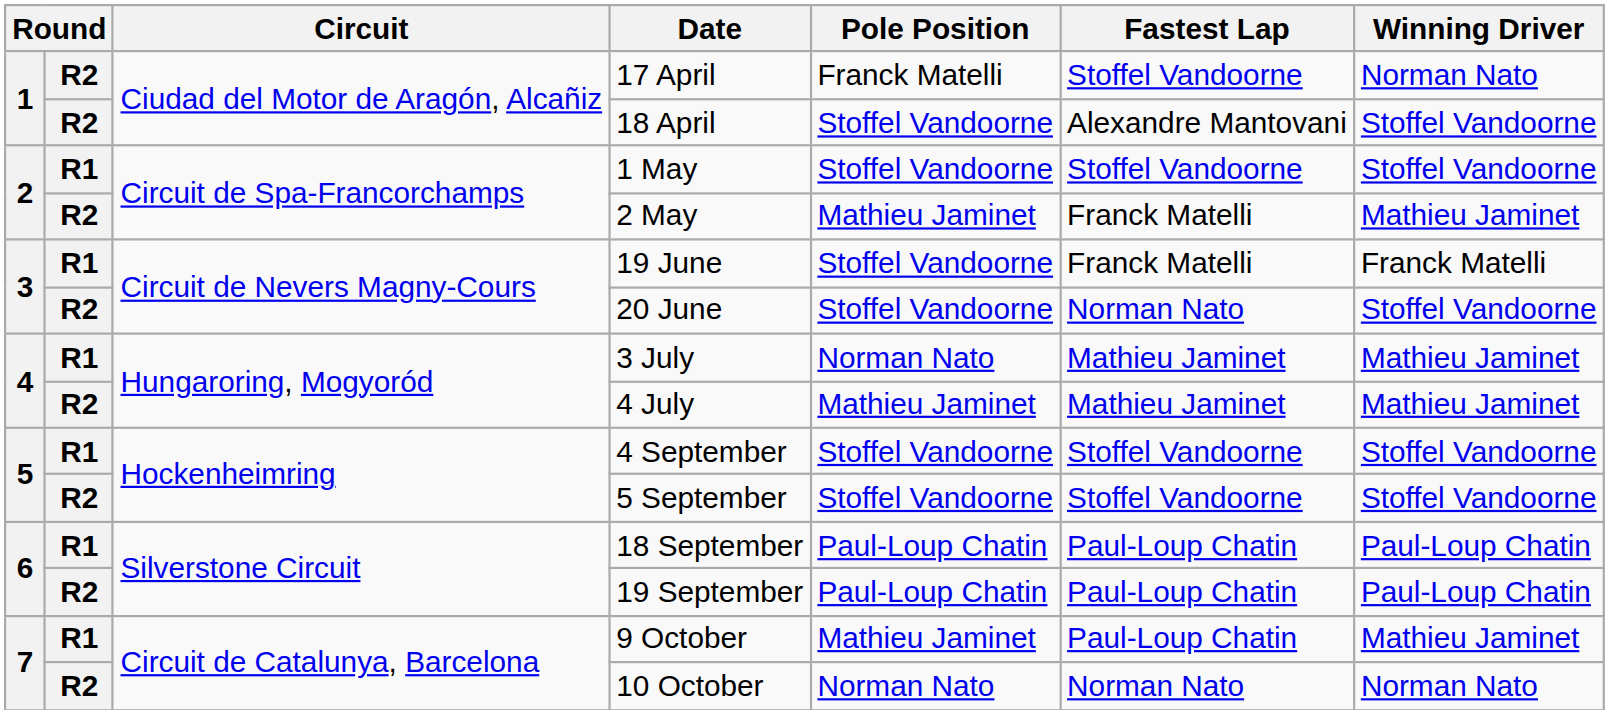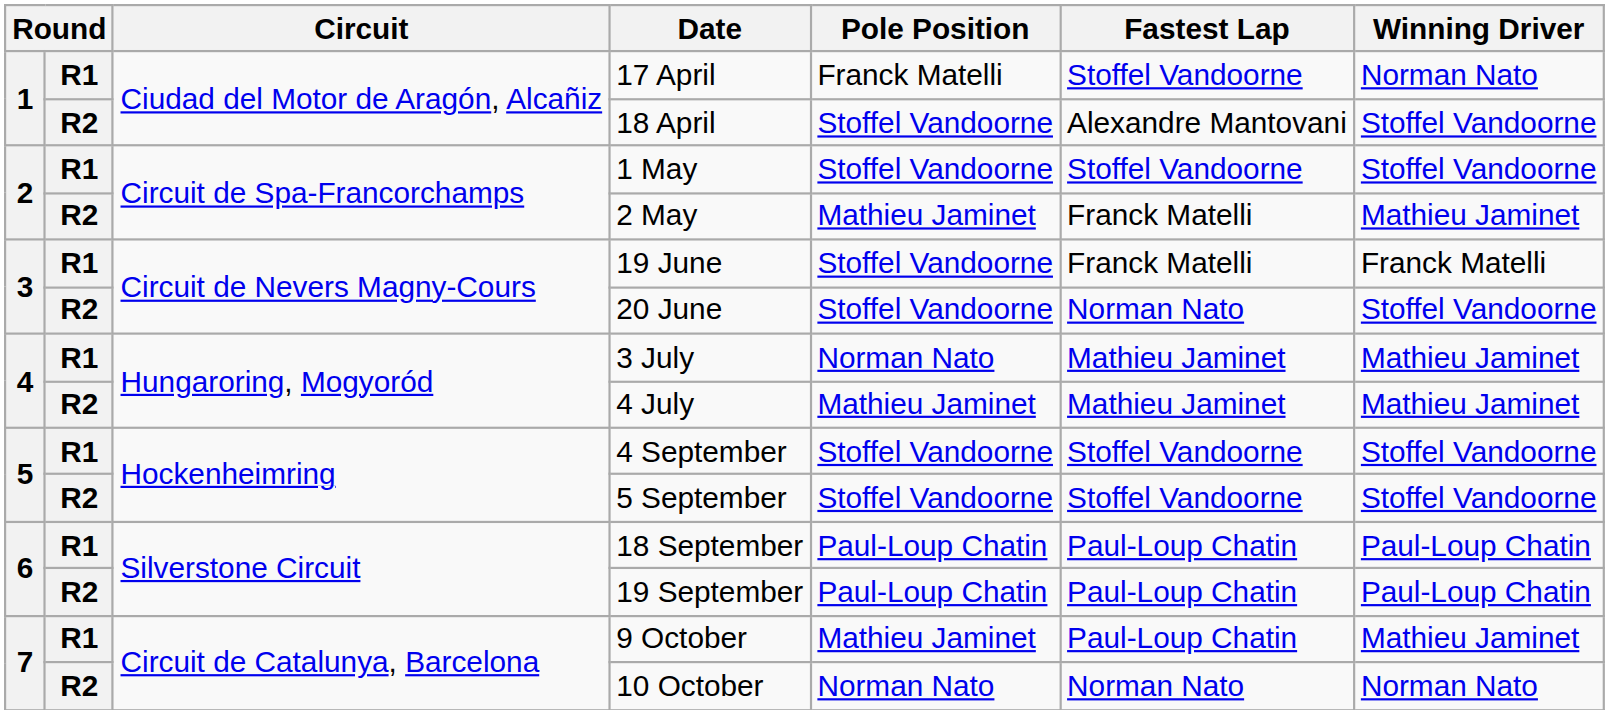(79, 75) R2 -> (79, 75) R1
